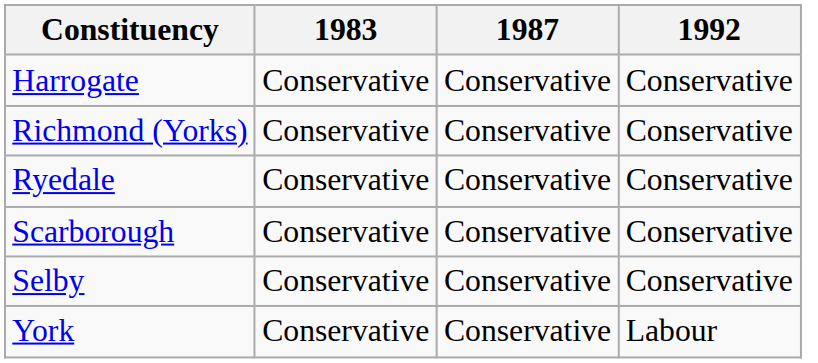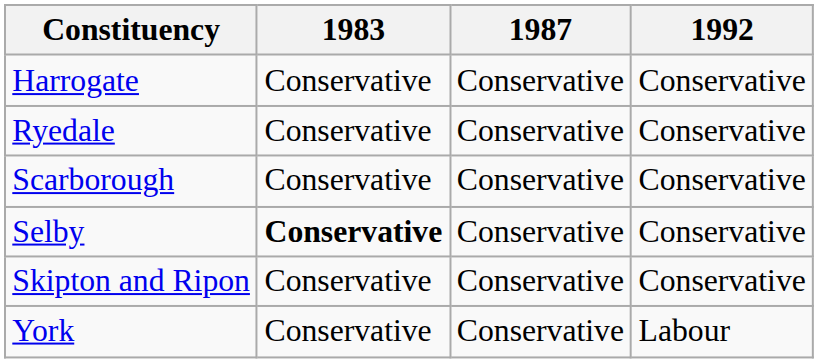- row: (130, 130)
(346, 280) normal -> (353, 230) bold
+ row: (131, 280)
